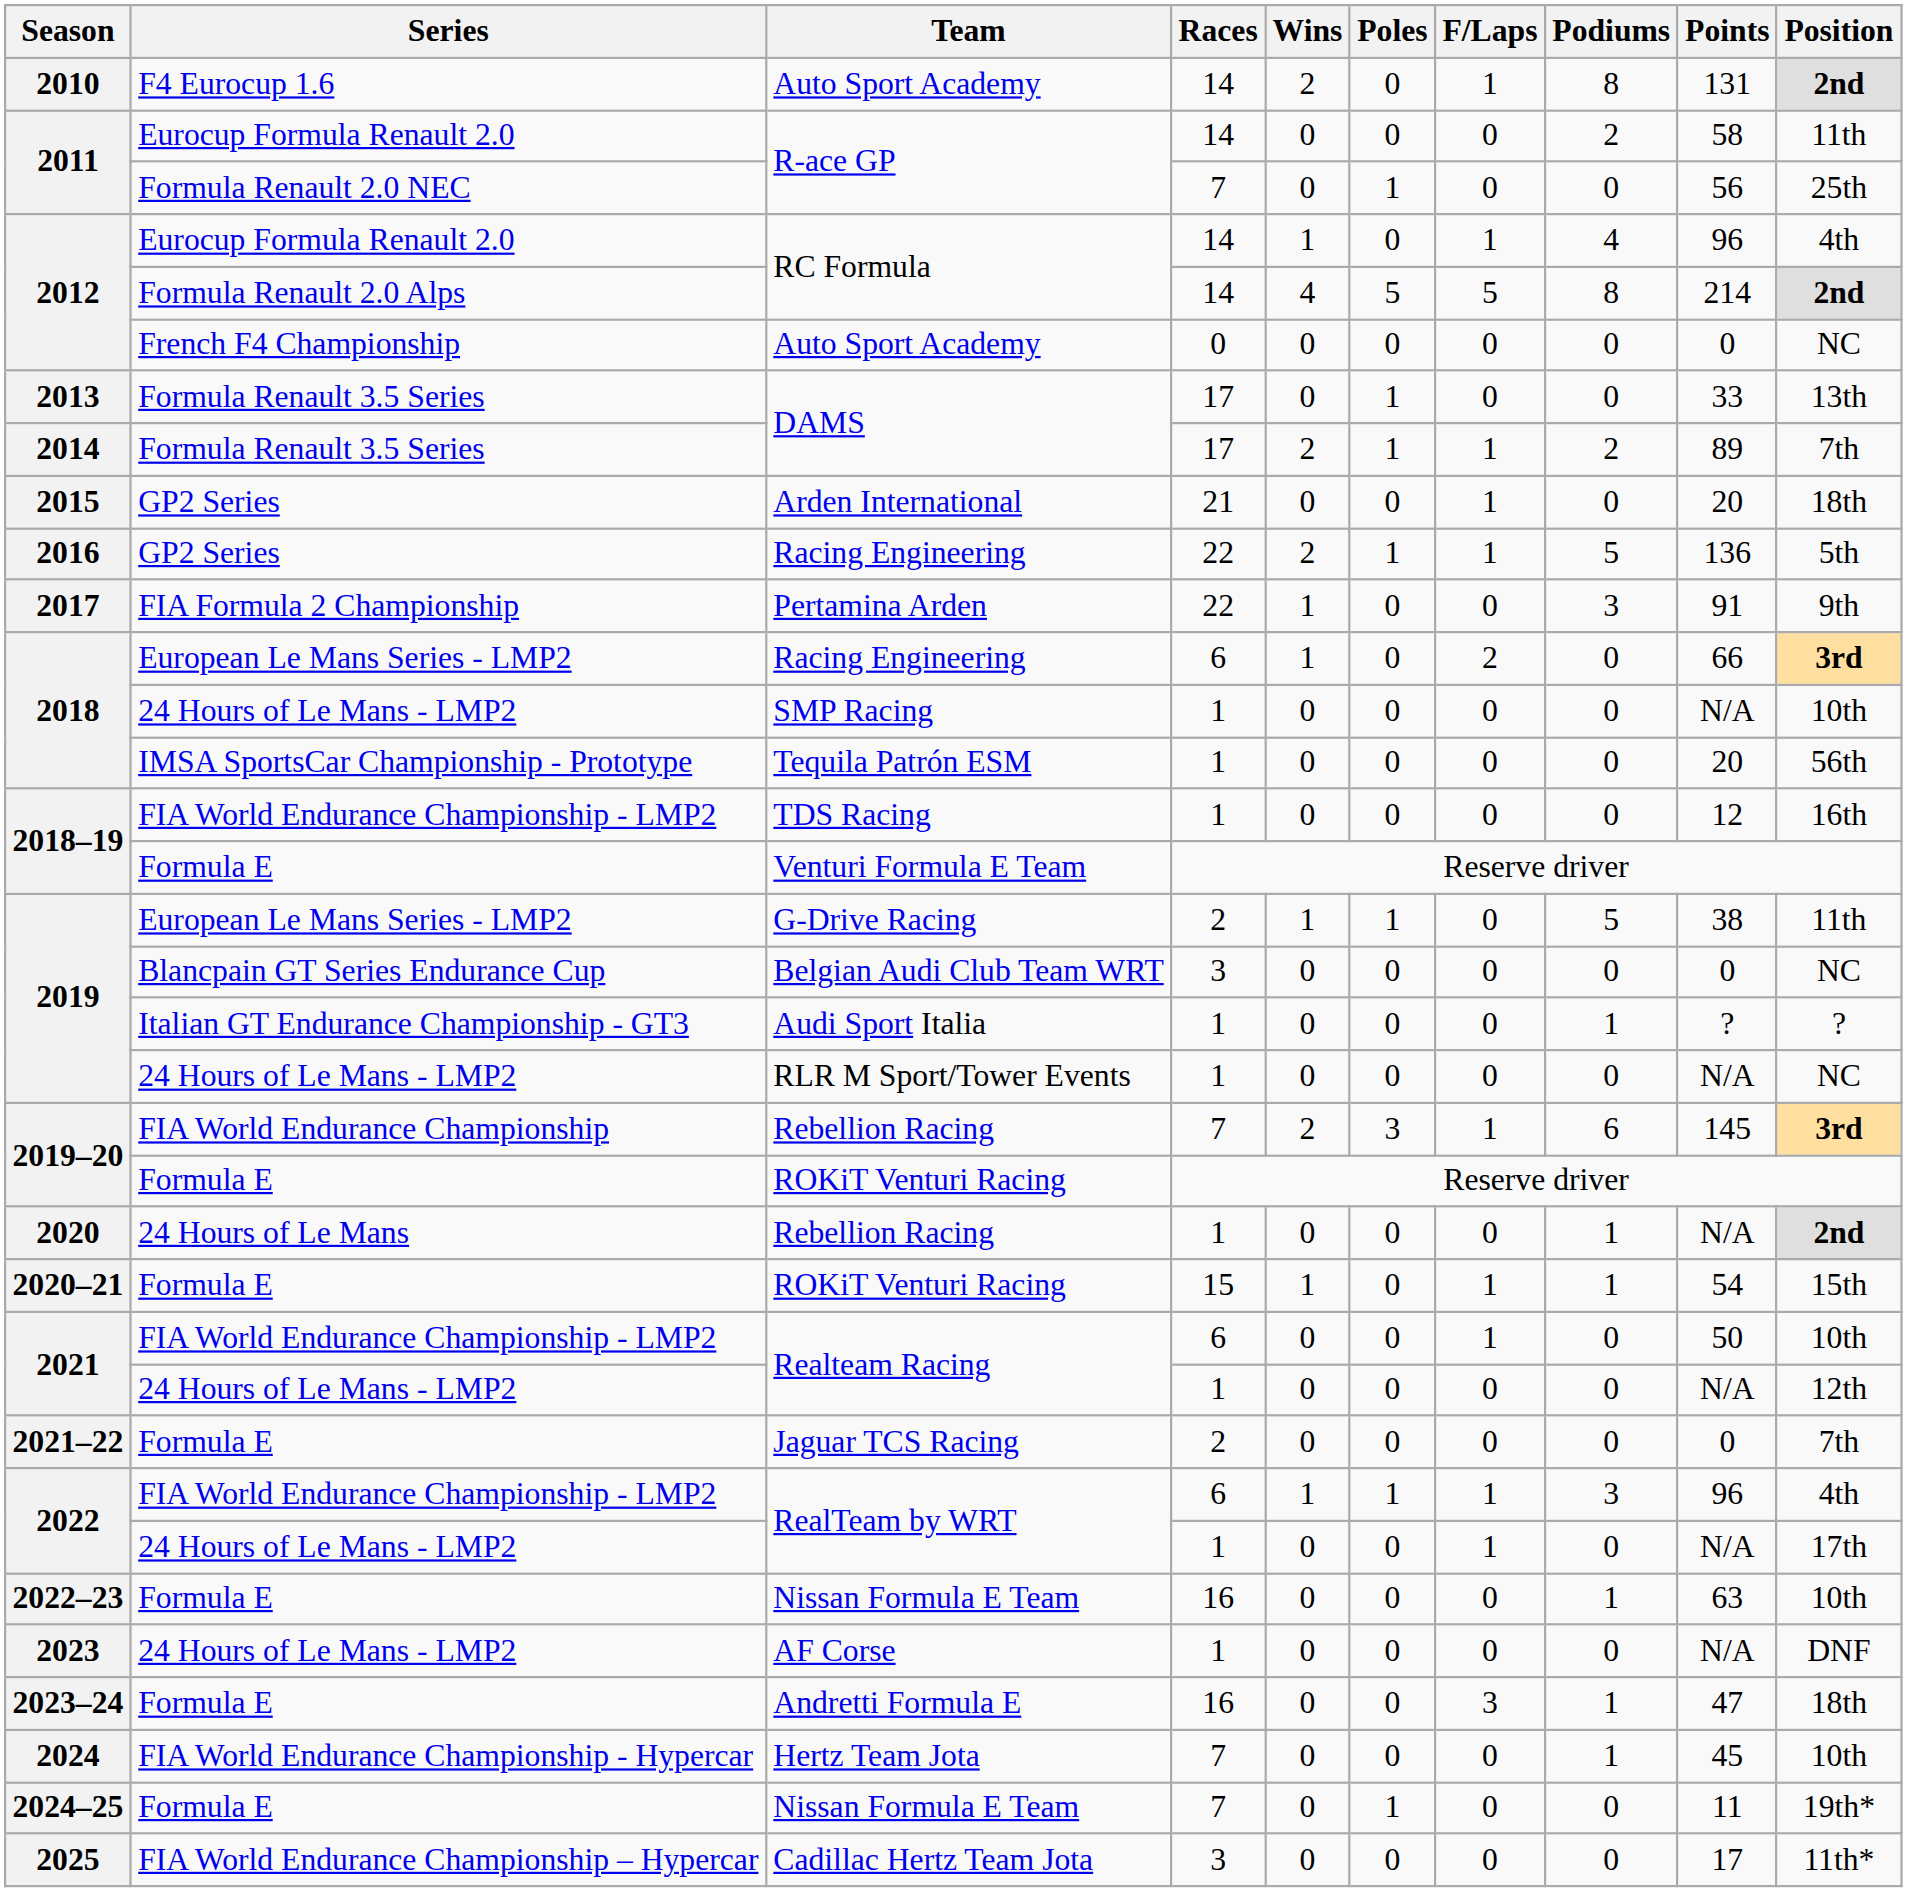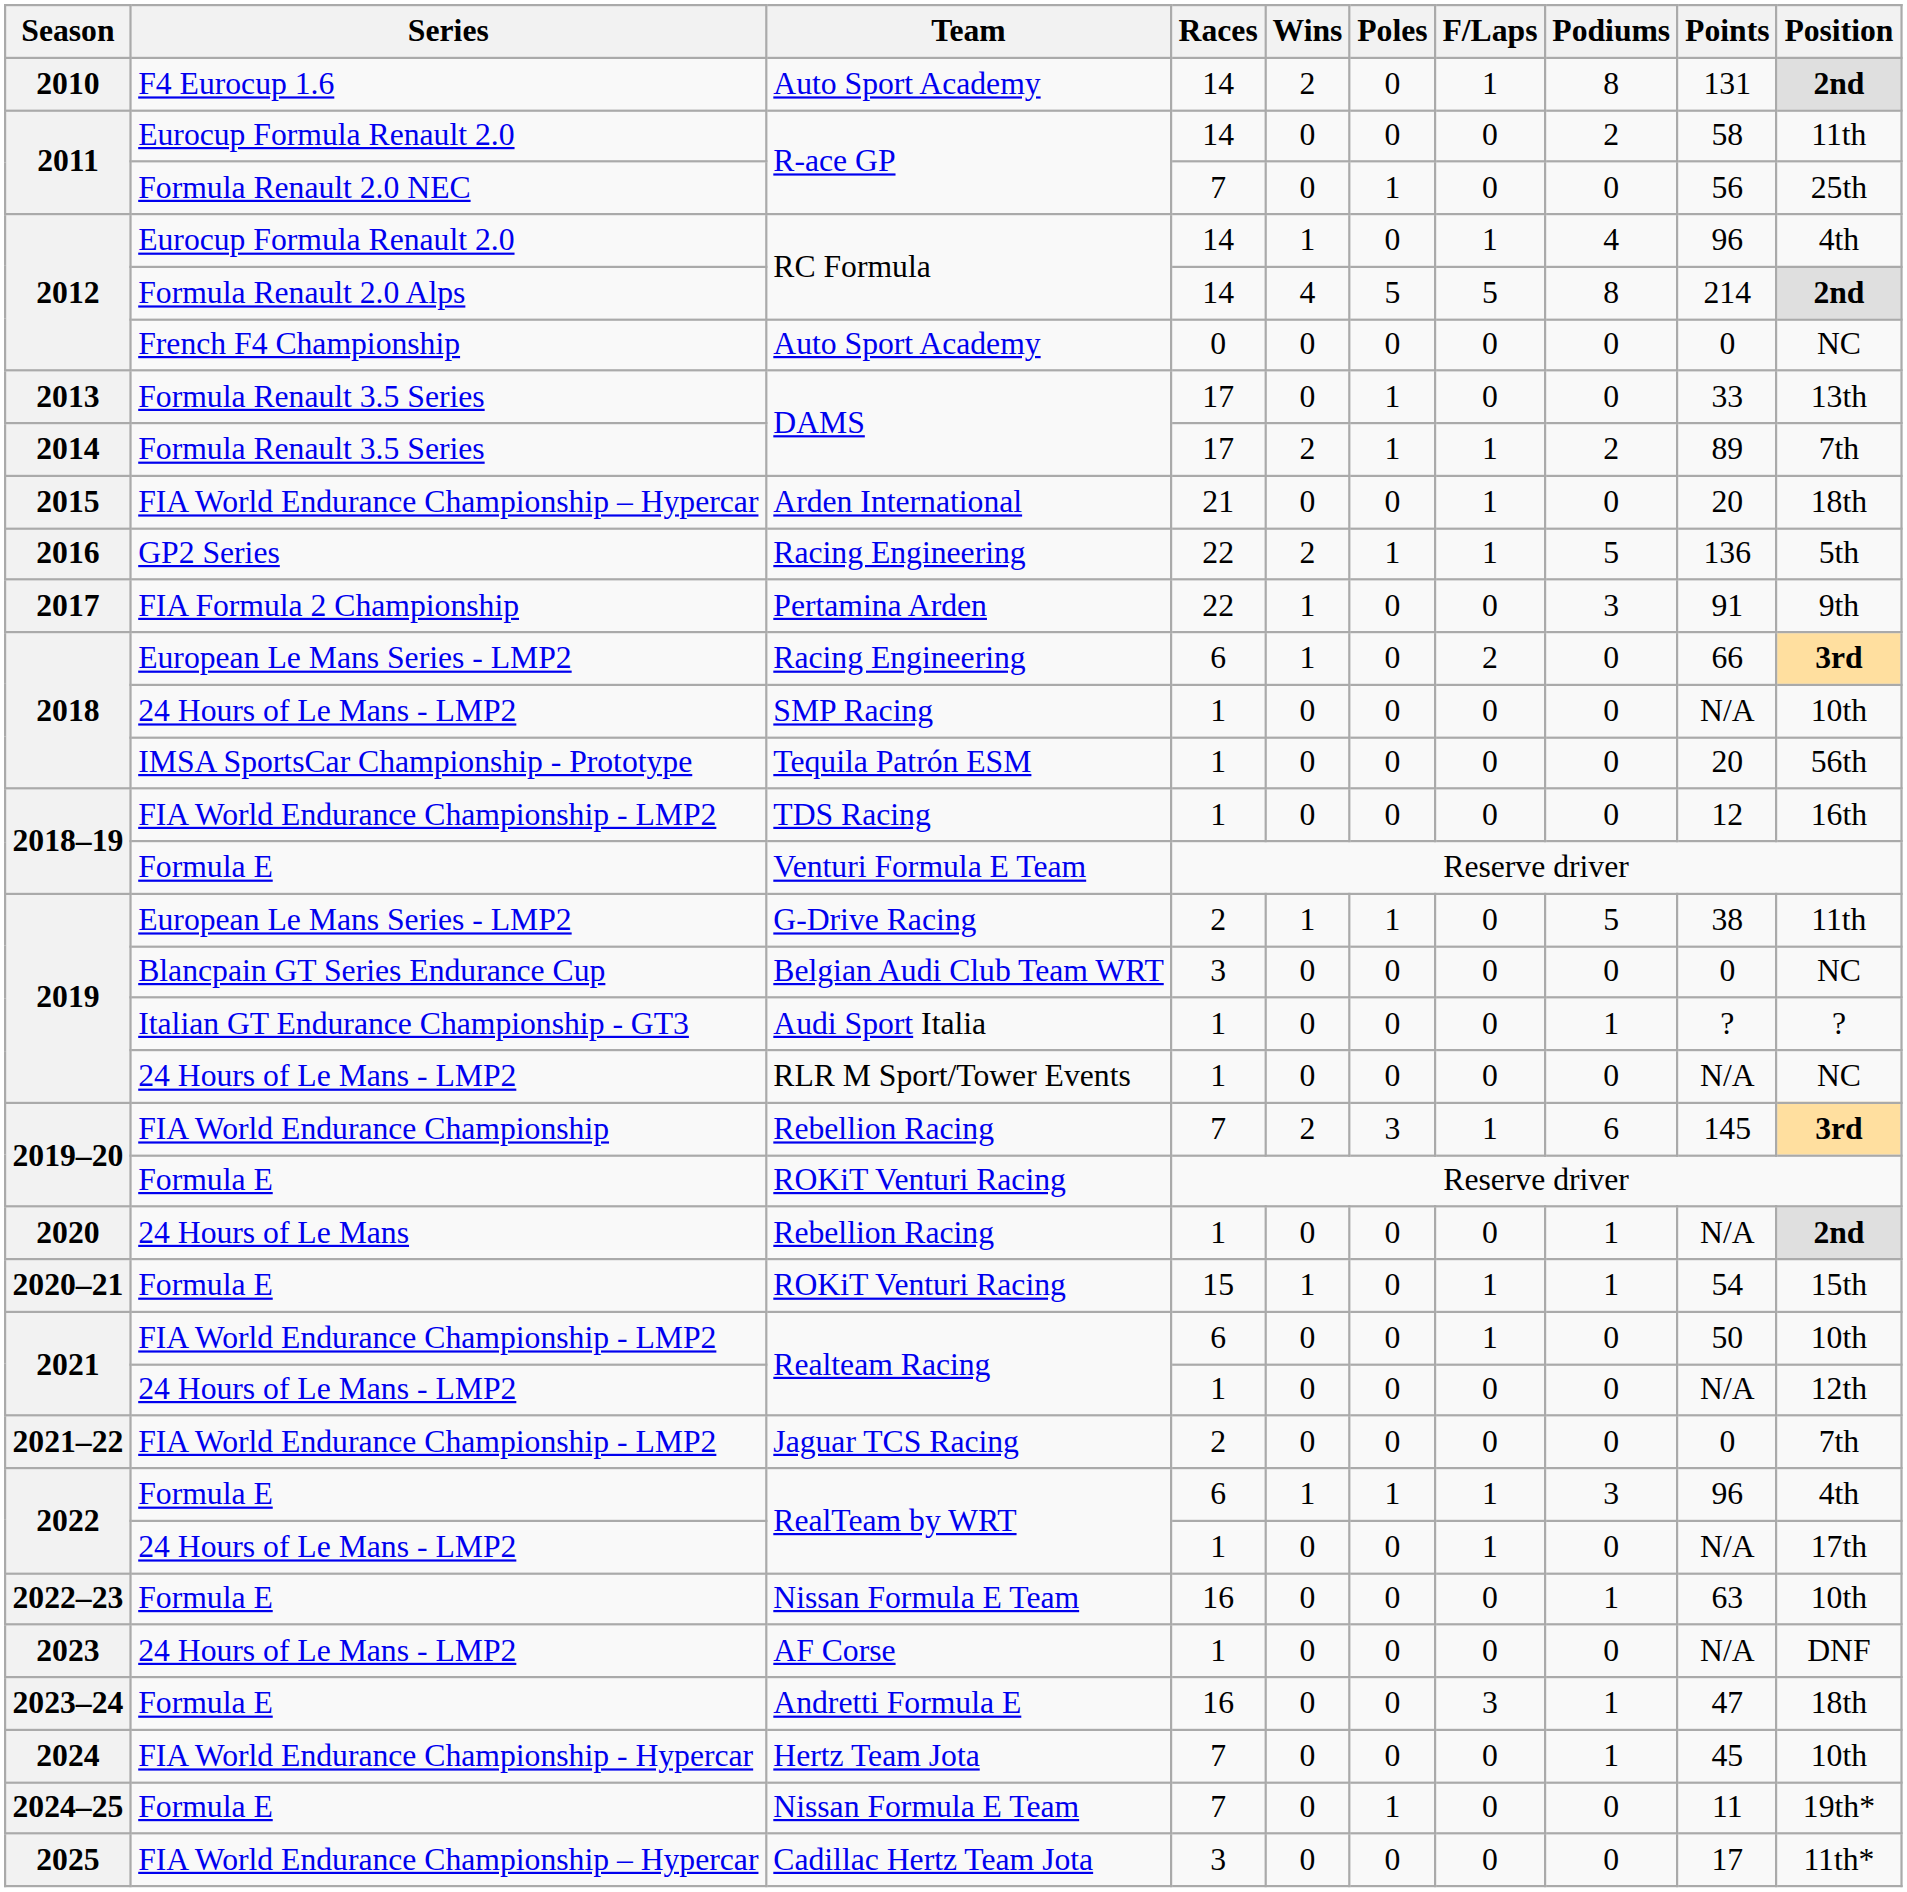(209, 501) GP2 Series -> (448, 501) FIA World Endurance Championship – Hypercar
(205, 1441) Formula E -> (427, 1441) FIA World Endurance Championship - LMP2
(427, 1494) FIA World Endurance Championship - LMP2 -> (205, 1494) Formula E
